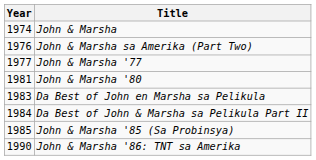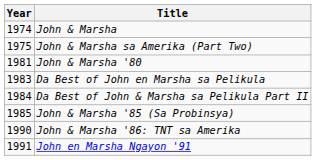(19, 46) 1976 -> (19, 46) 1975
- row: (89, 63)
+ row: (114, 147)
